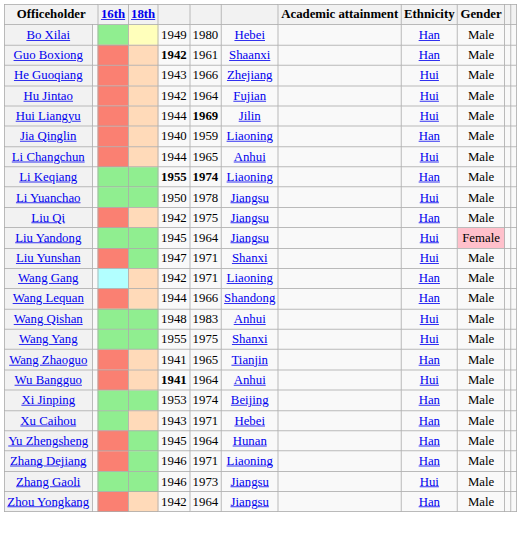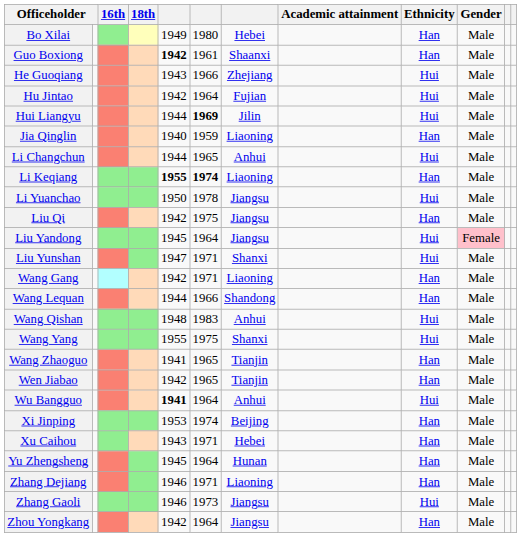+ row: (48, 380)
